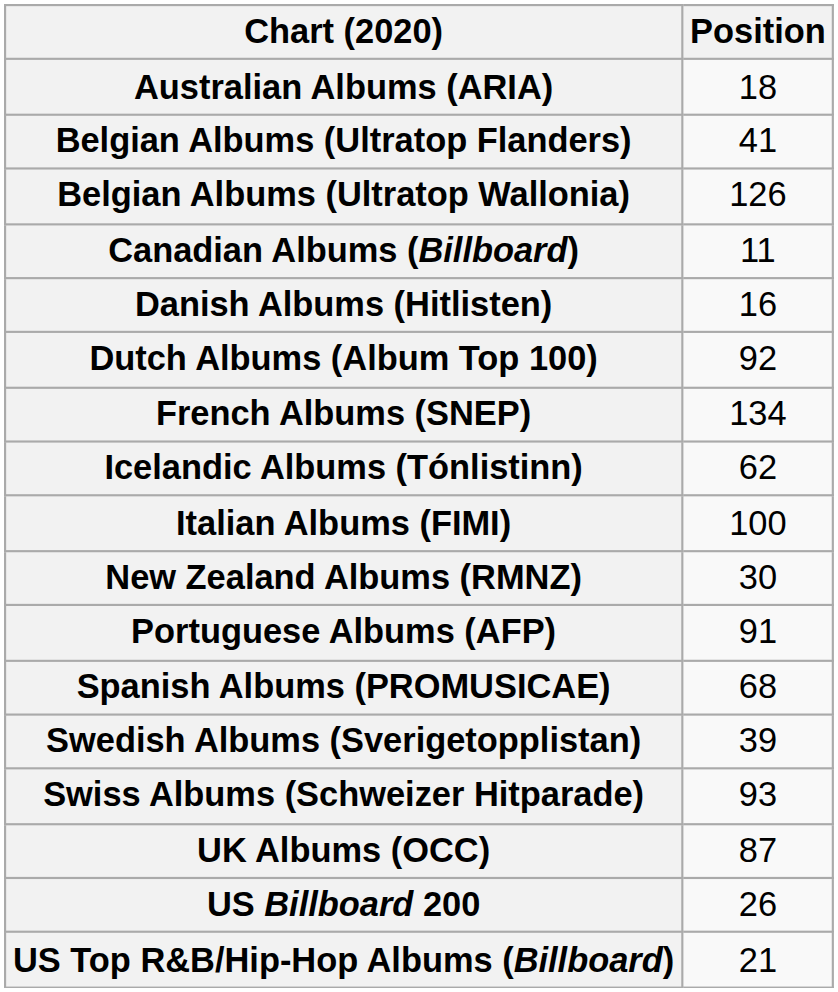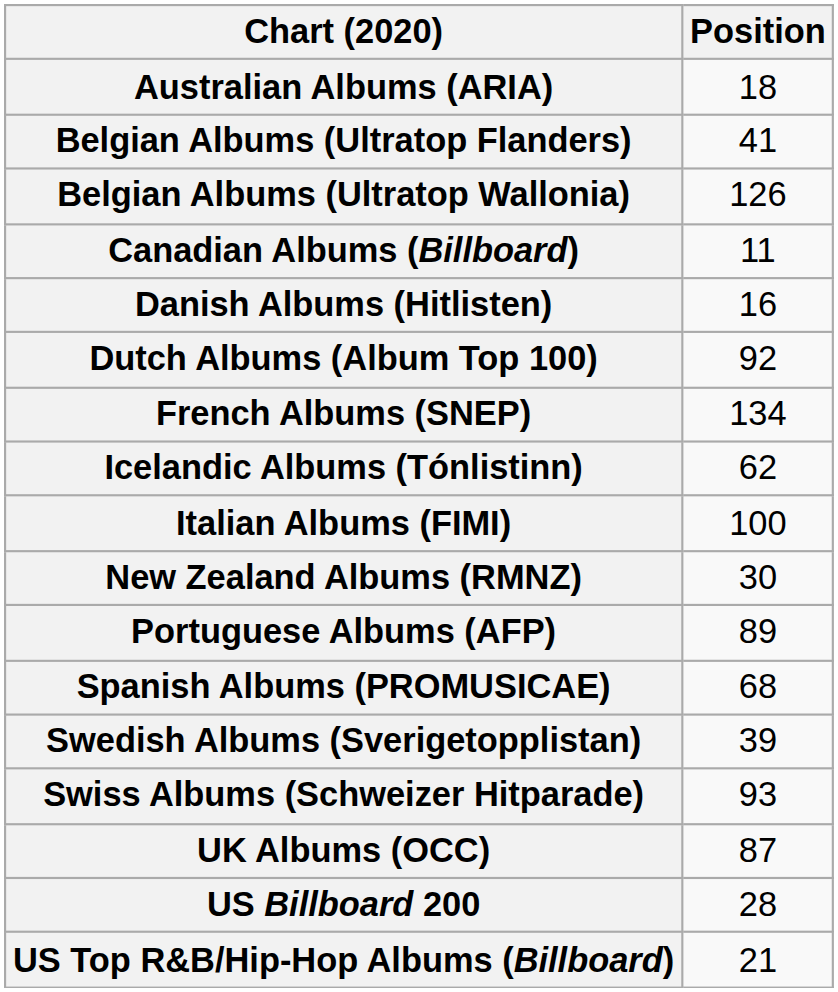(758, 631) 91 -> (758, 631) 89
(758, 904) 26 -> (758, 904) 28
